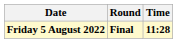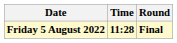columns swapped: (158, 13) <-> (125, 13)
